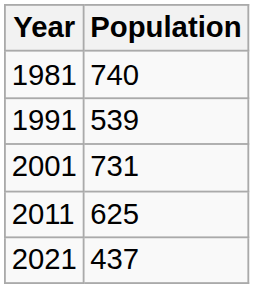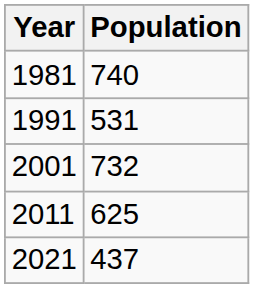(115, 120) 539 -> (115, 120) 531
(115, 167) 731 -> (115, 167) 732
